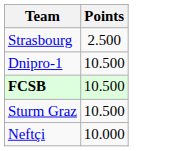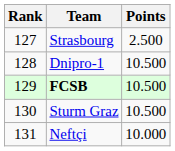+ column: (25, 16)
